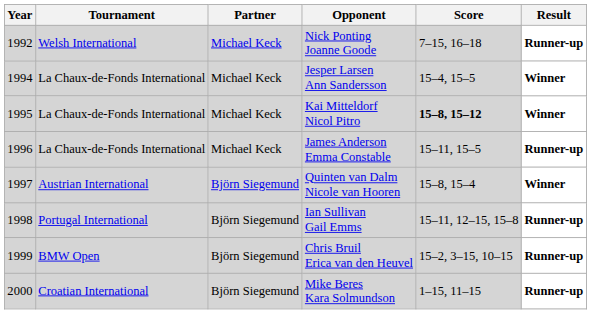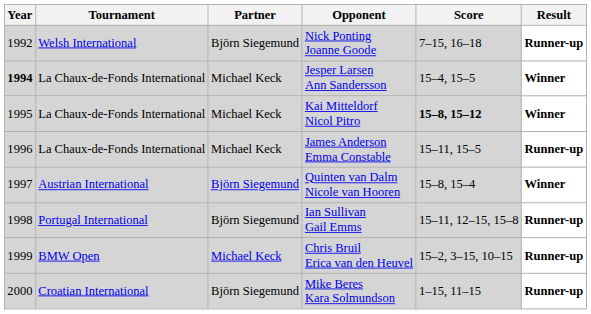(246, 43) Michael Keck -> (255, 43) Björn Siegemund
(20, 78) normal -> (20, 78) bold
(255, 255) Björn Siegemund -> (246, 255) Michael Keck
